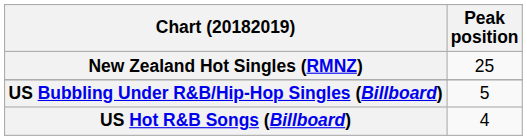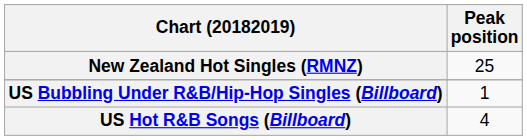(485, 93) 5 -> (485, 93) 1
